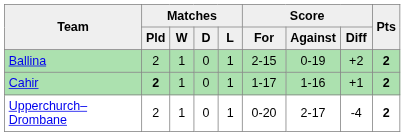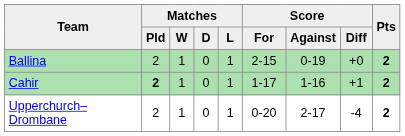(356, 61) +2 -> (356, 61) +0
